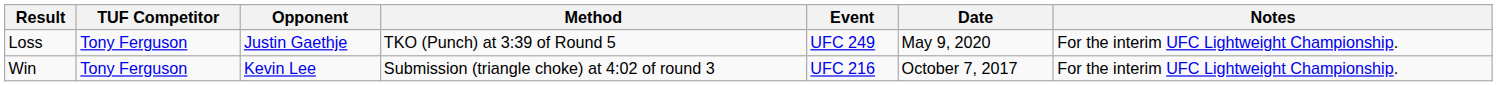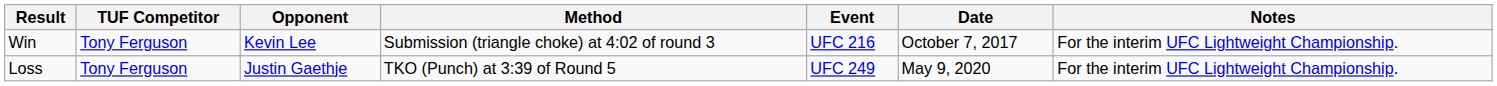rows swapped: (22, 68) <-> (26, 42)
